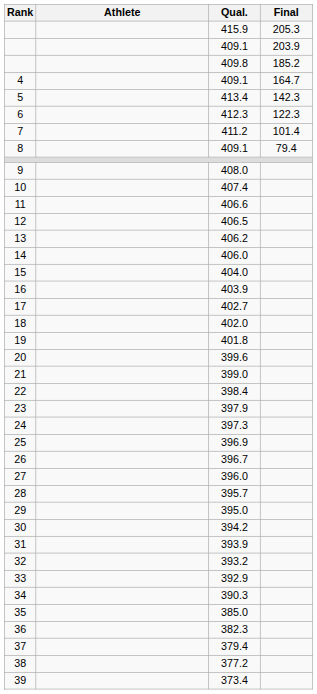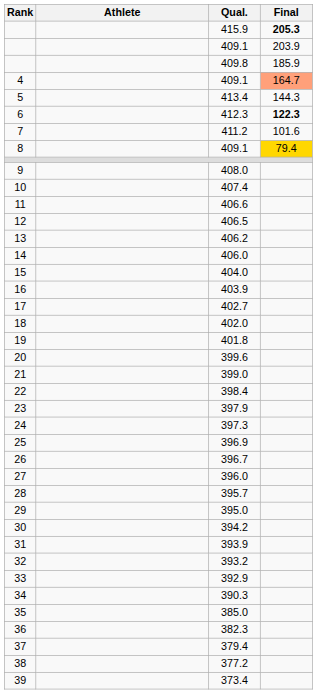(286, 30) normal -> (286, 30) bold
(286, 64) 185.2 -> (286, 64) 185.9
(286, 81) no background -> (286, 81) lightsalmon background
(286, 98) 142.3 -> (286, 98) 144.3
(286, 115) normal -> (286, 115) bold
(286, 132) 101.4 -> (286, 132) 101.6
(286, 149) no background -> (286, 149) gold background
